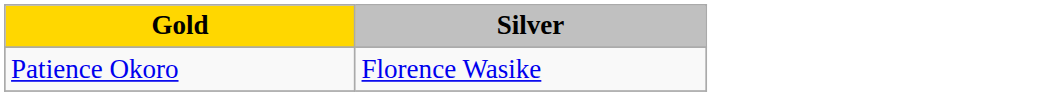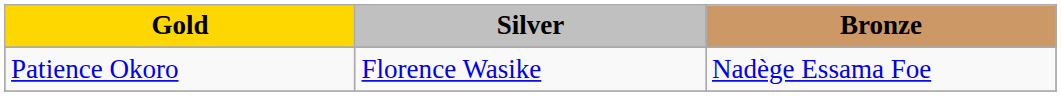+ column: (881, 25)
